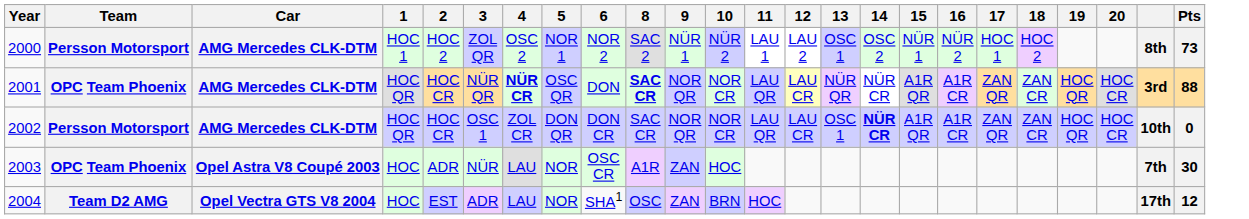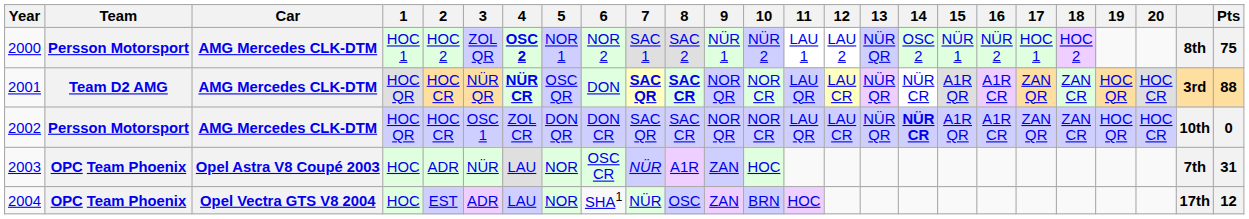+ column: (645, 16)
(522, 47) normal -> (522, 47) bold
(840, 47) OSC 1 -> (879, 47) NÜR QR
(1189, 47) 73 -> (1229, 47) 75
(118, 87) OPC Team Phoenix -> (118, 87) Team D2 AMG
(840, 127) OSC 1 -> (879, 127) NÜR QR
(1189, 167) 30 -> (1229, 167) 31
(118, 200) Team D2 AMG -> (118, 200) OPC Team Phoenix
